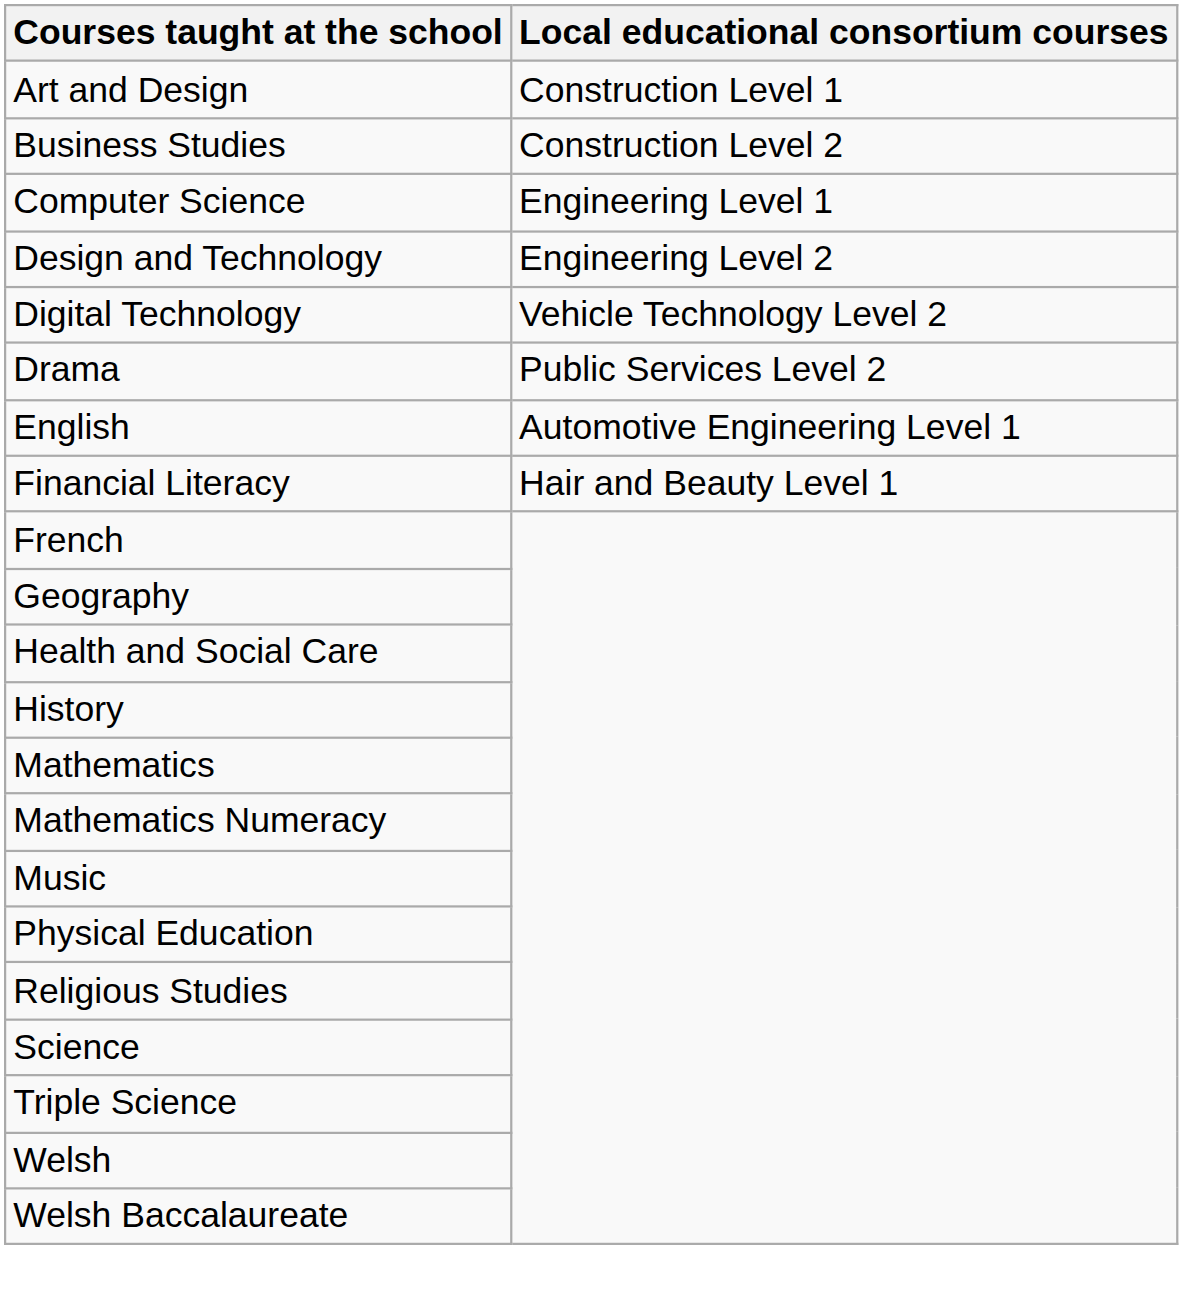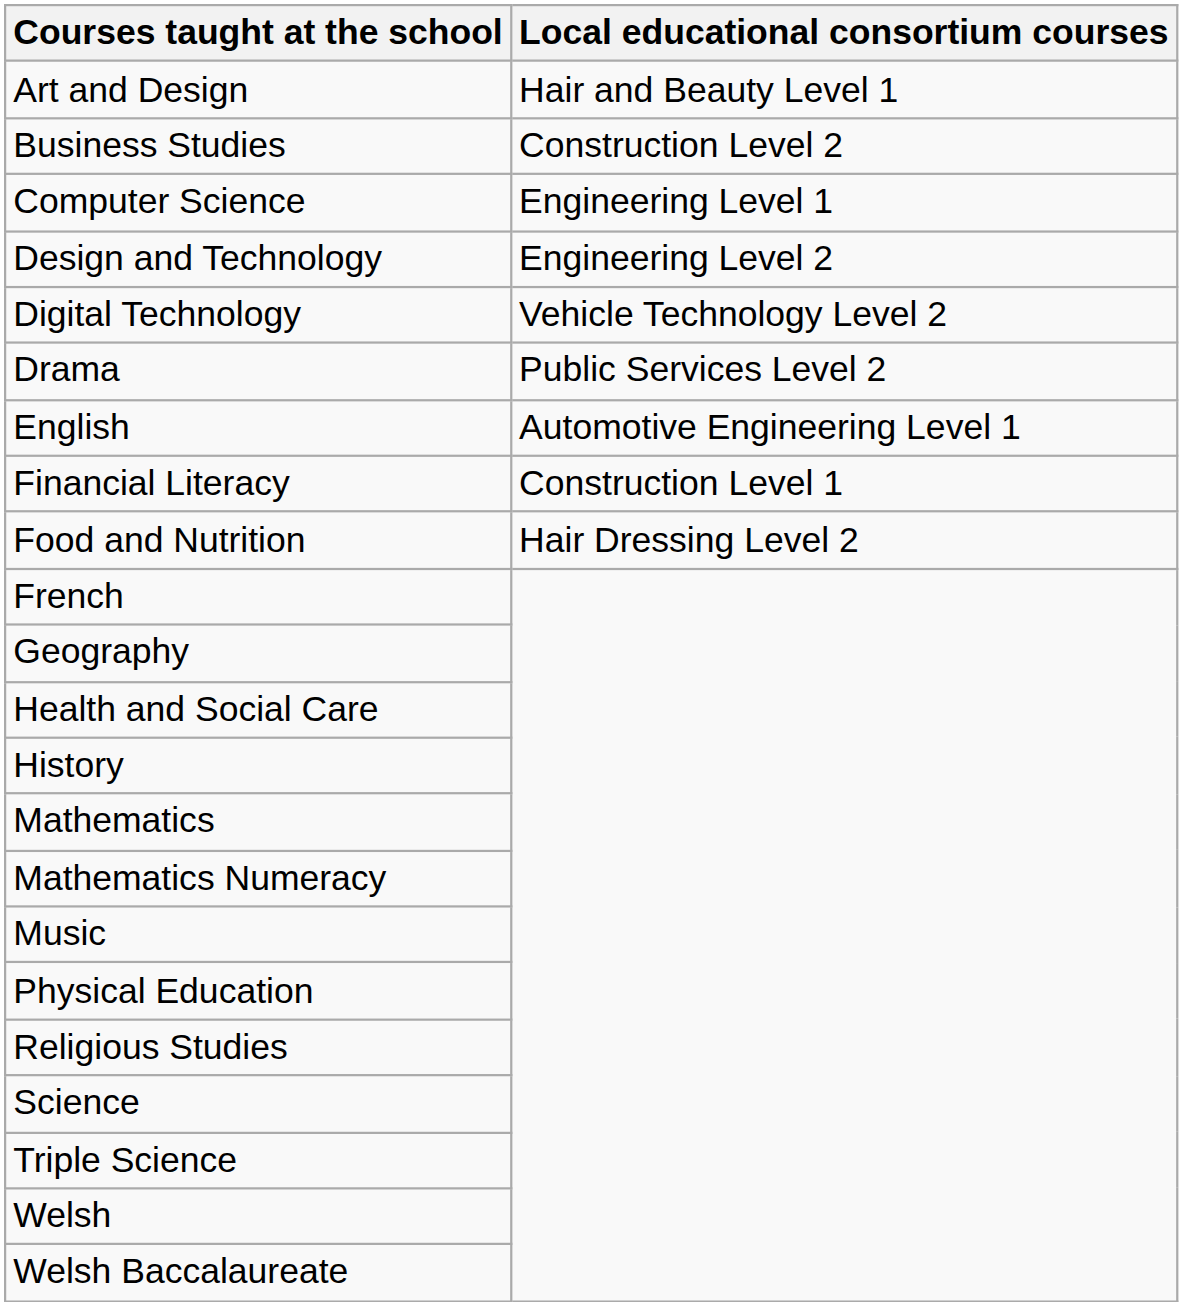(681, 88) Construction Level 1 -> (709, 88) Hair and Beauty Level 1
(709, 483) Hair and Beauty Level 1 -> (681, 483) Construction Level 1
+ row: (159, 539)
